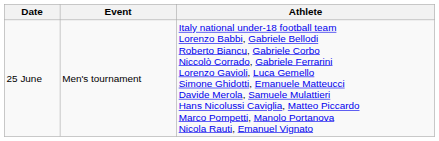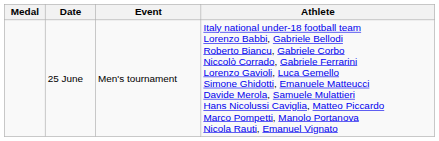+ column: (25, 12)
